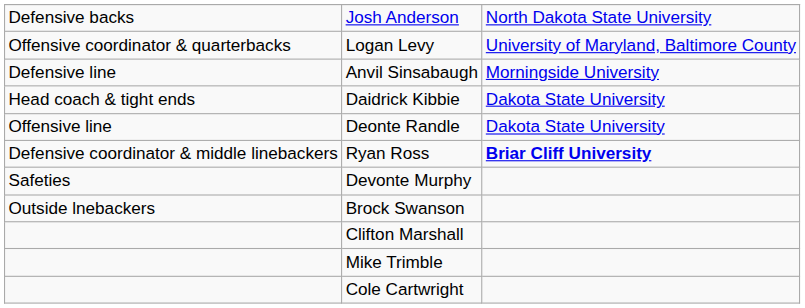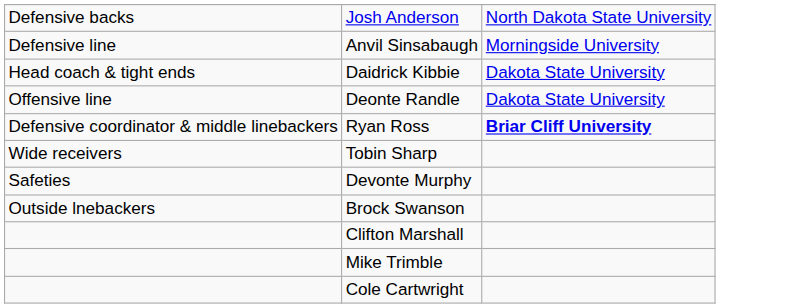- row: (390, 45)
+ row: (391, 153)
